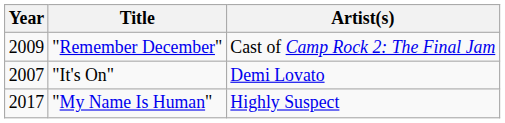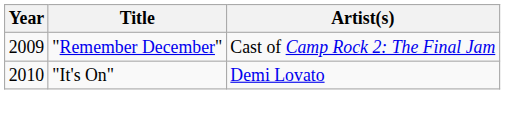(26, 74) 2007 -> (26, 74) 2010
- row: (132, 103)
